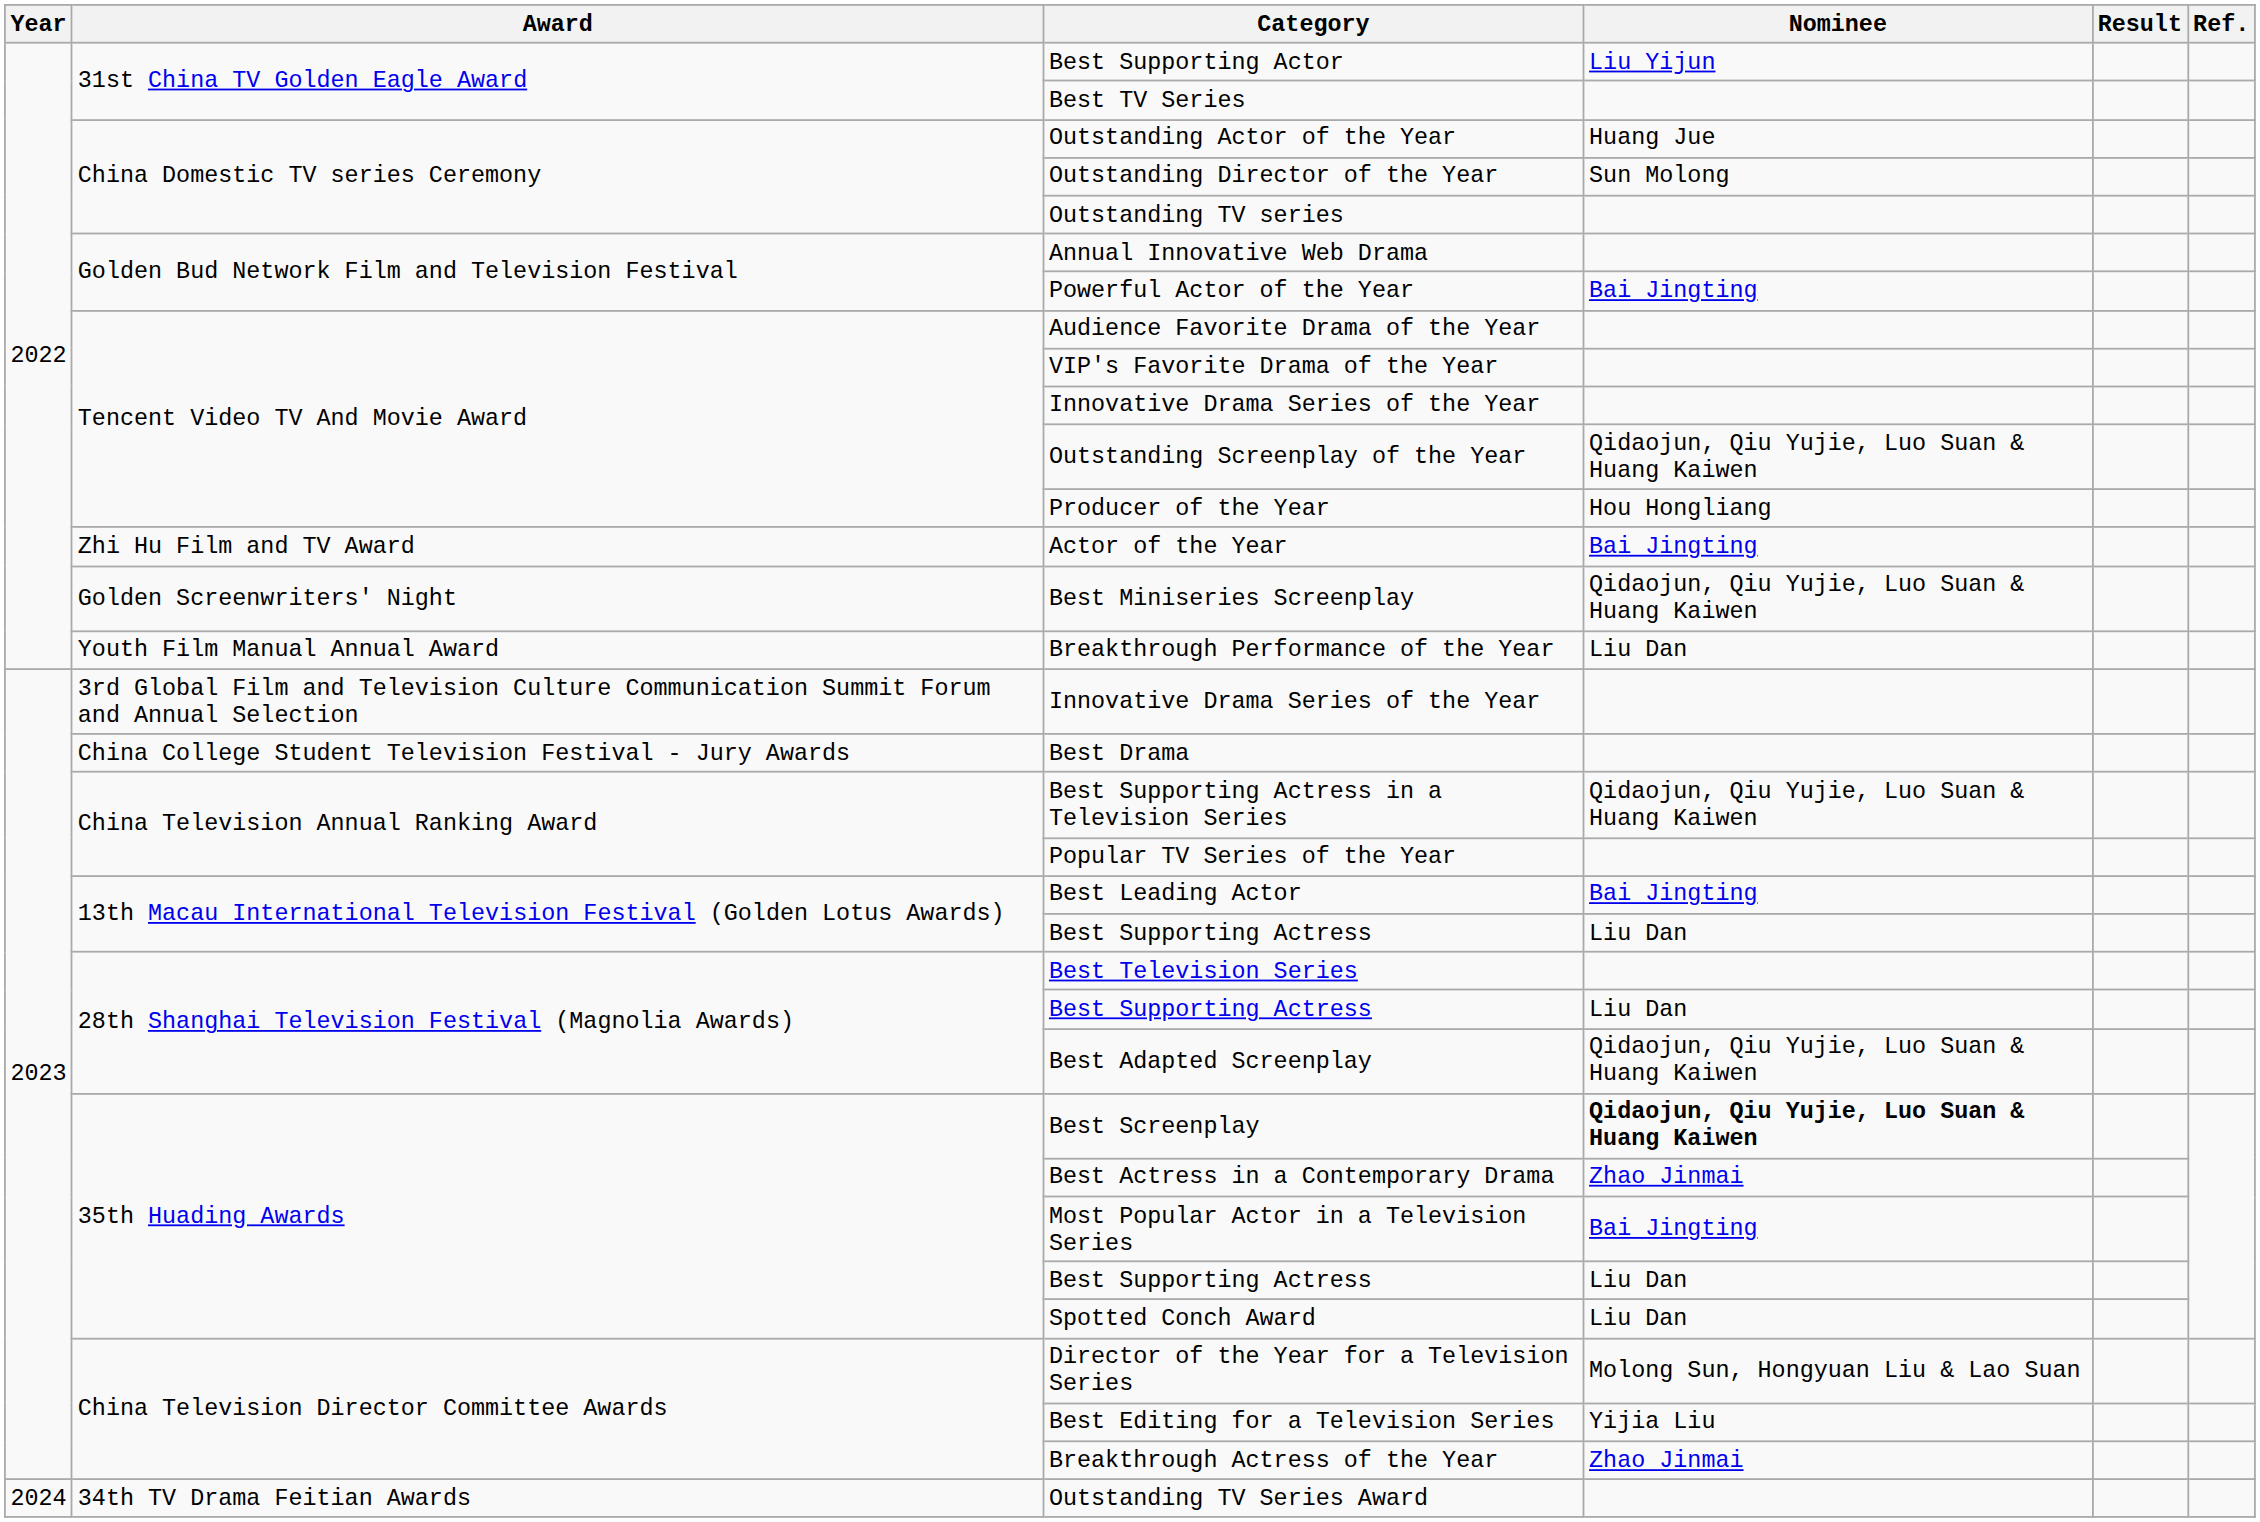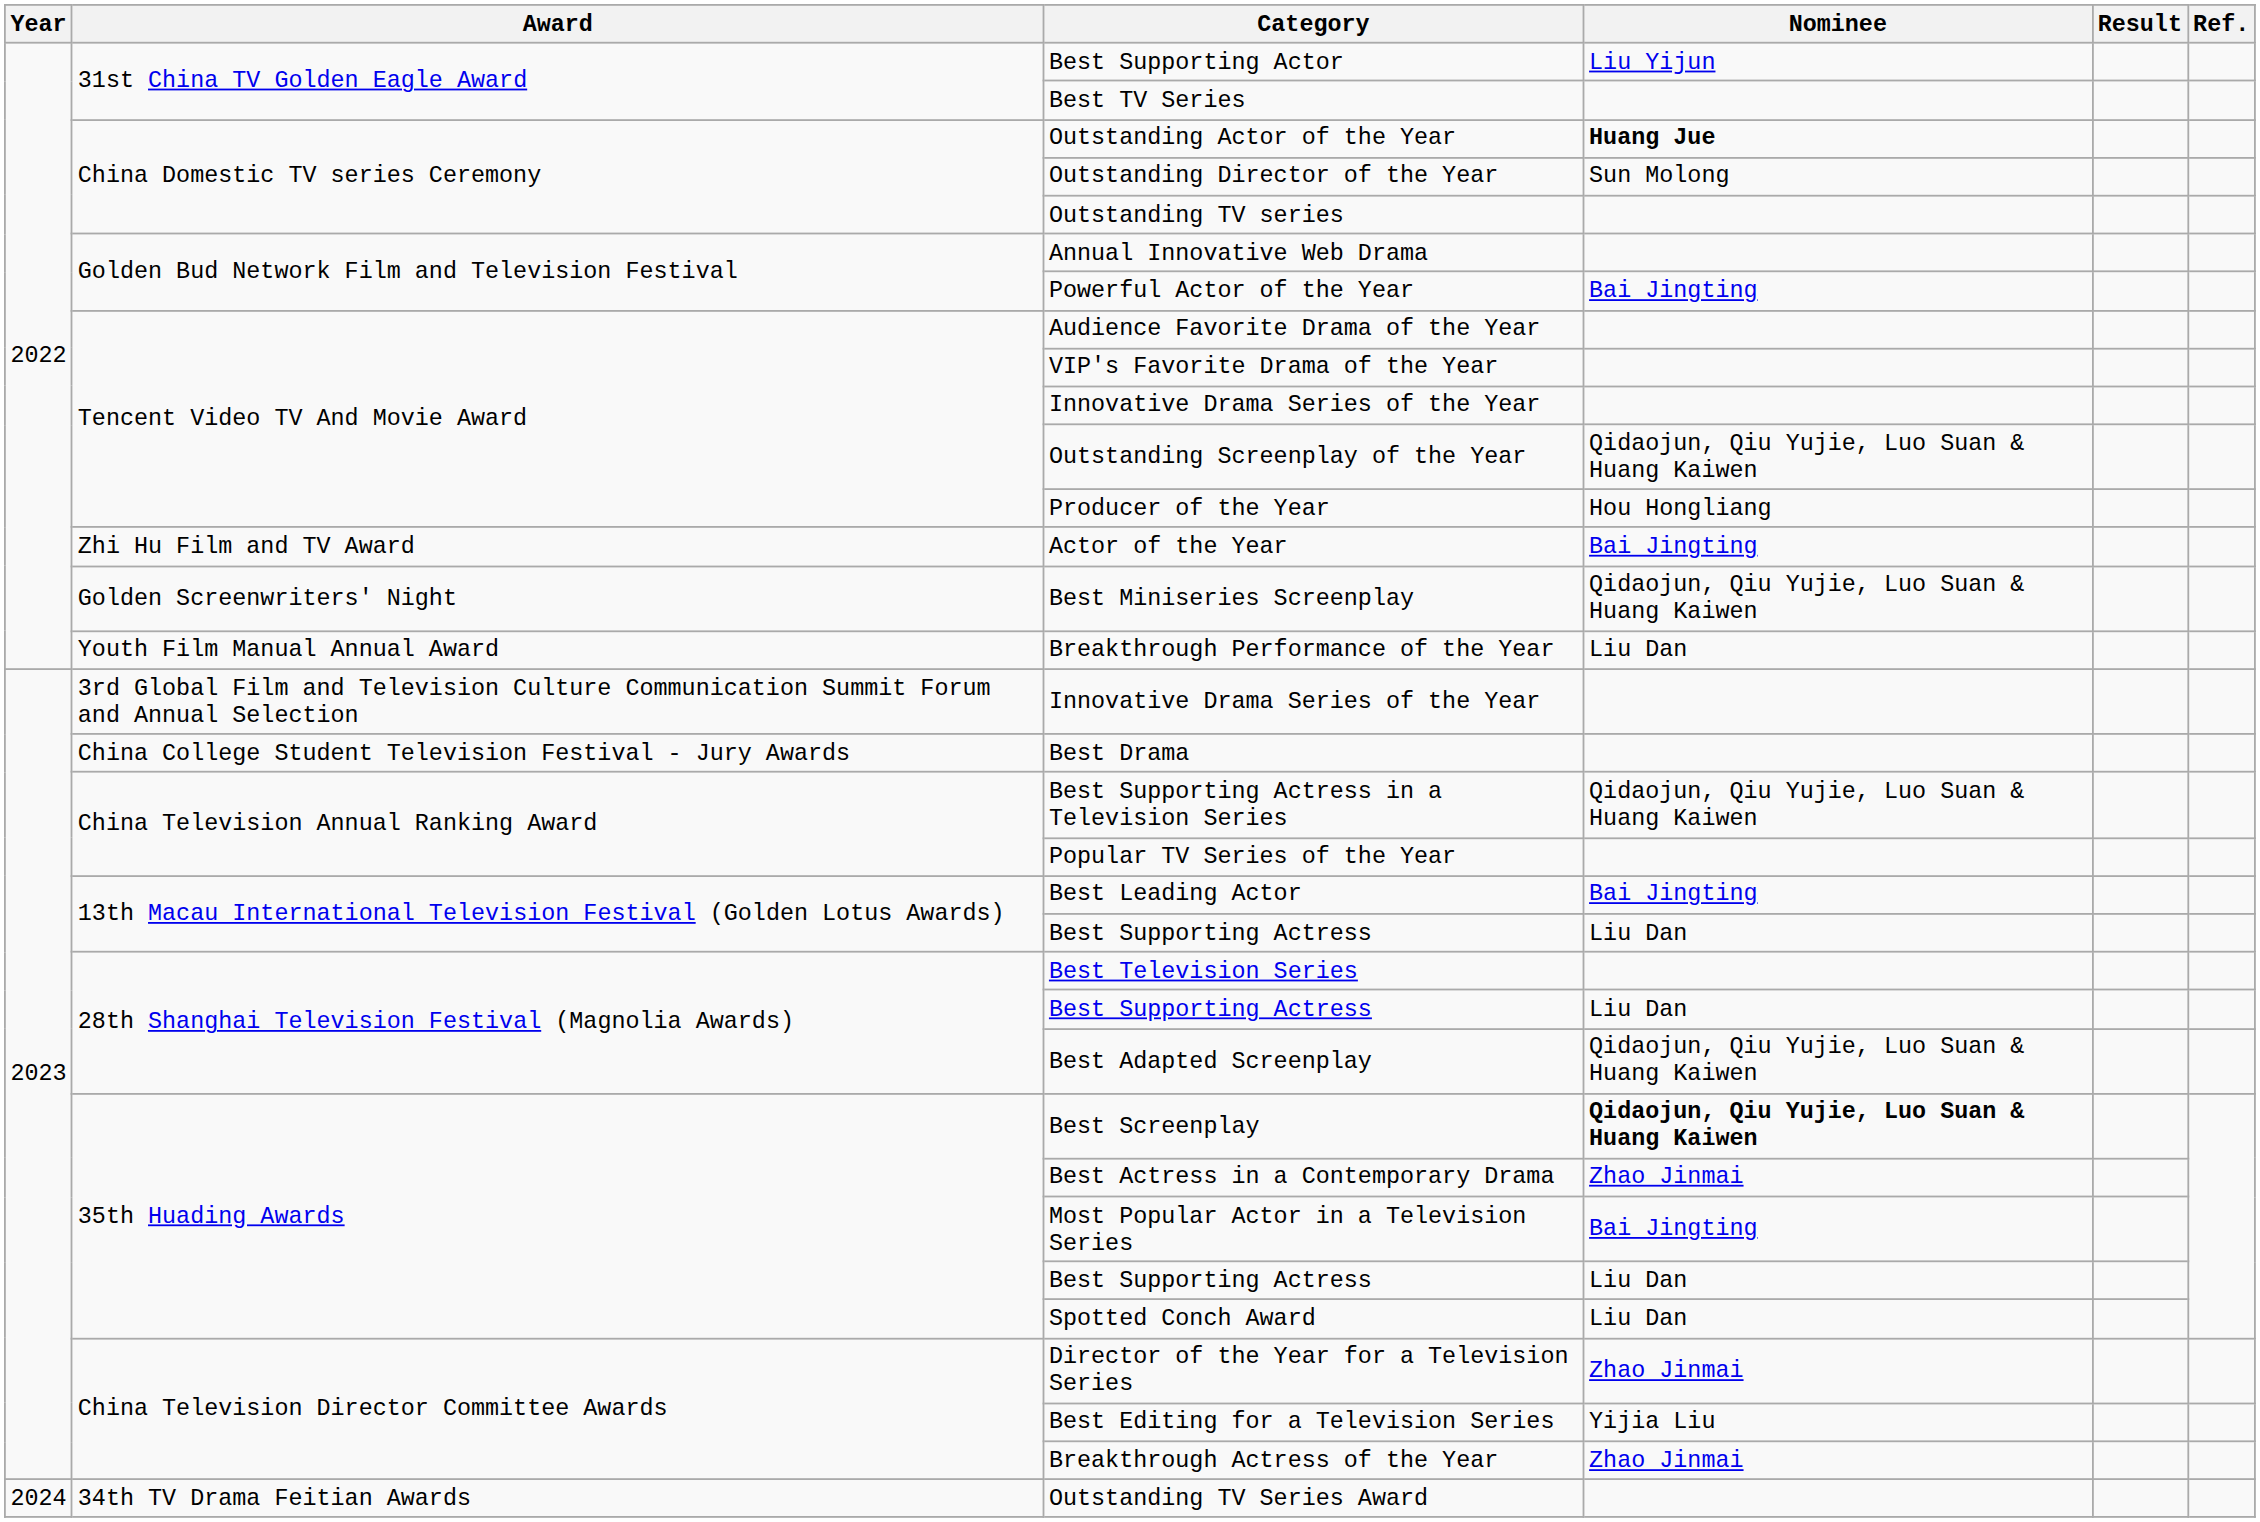(1652, 138) normal -> (1652, 138) bold
(1835, 1371) Molong Sun, Hongyuan Liu & Lao Suan -> (1666, 1371) Zhao Jinmai
